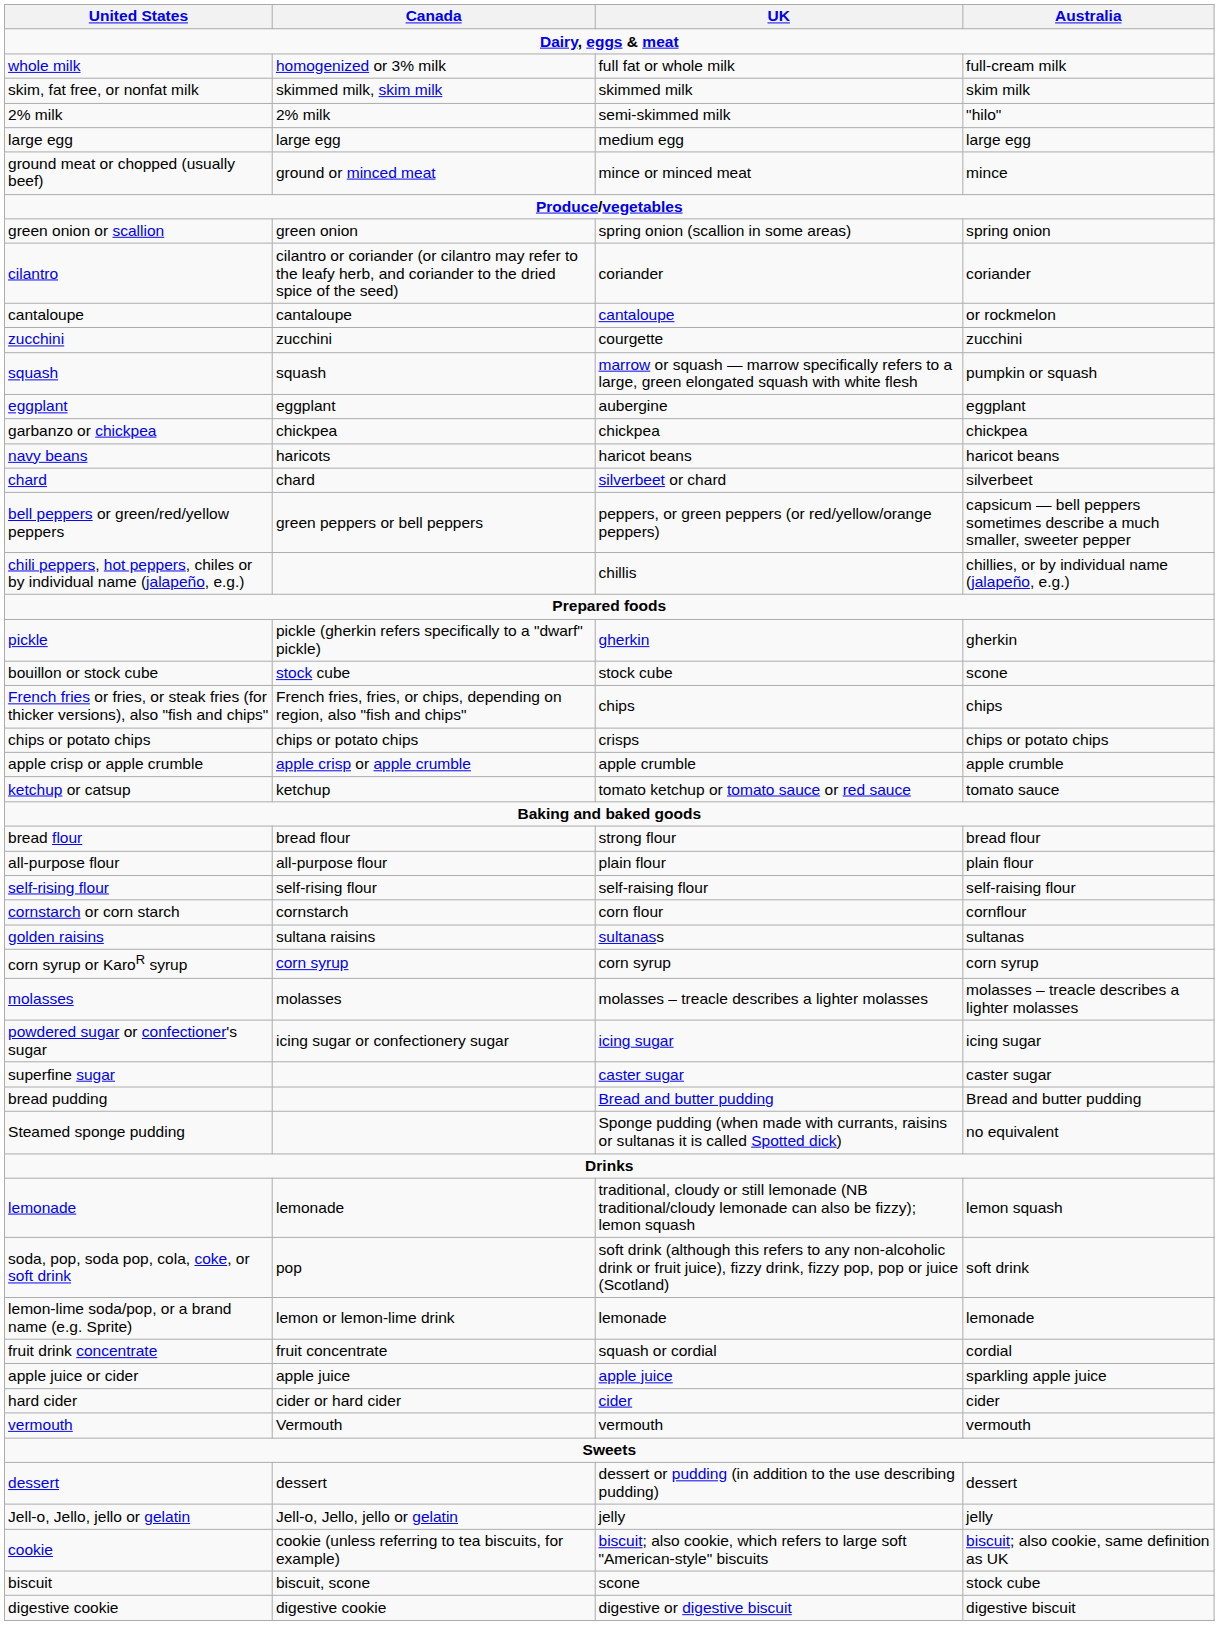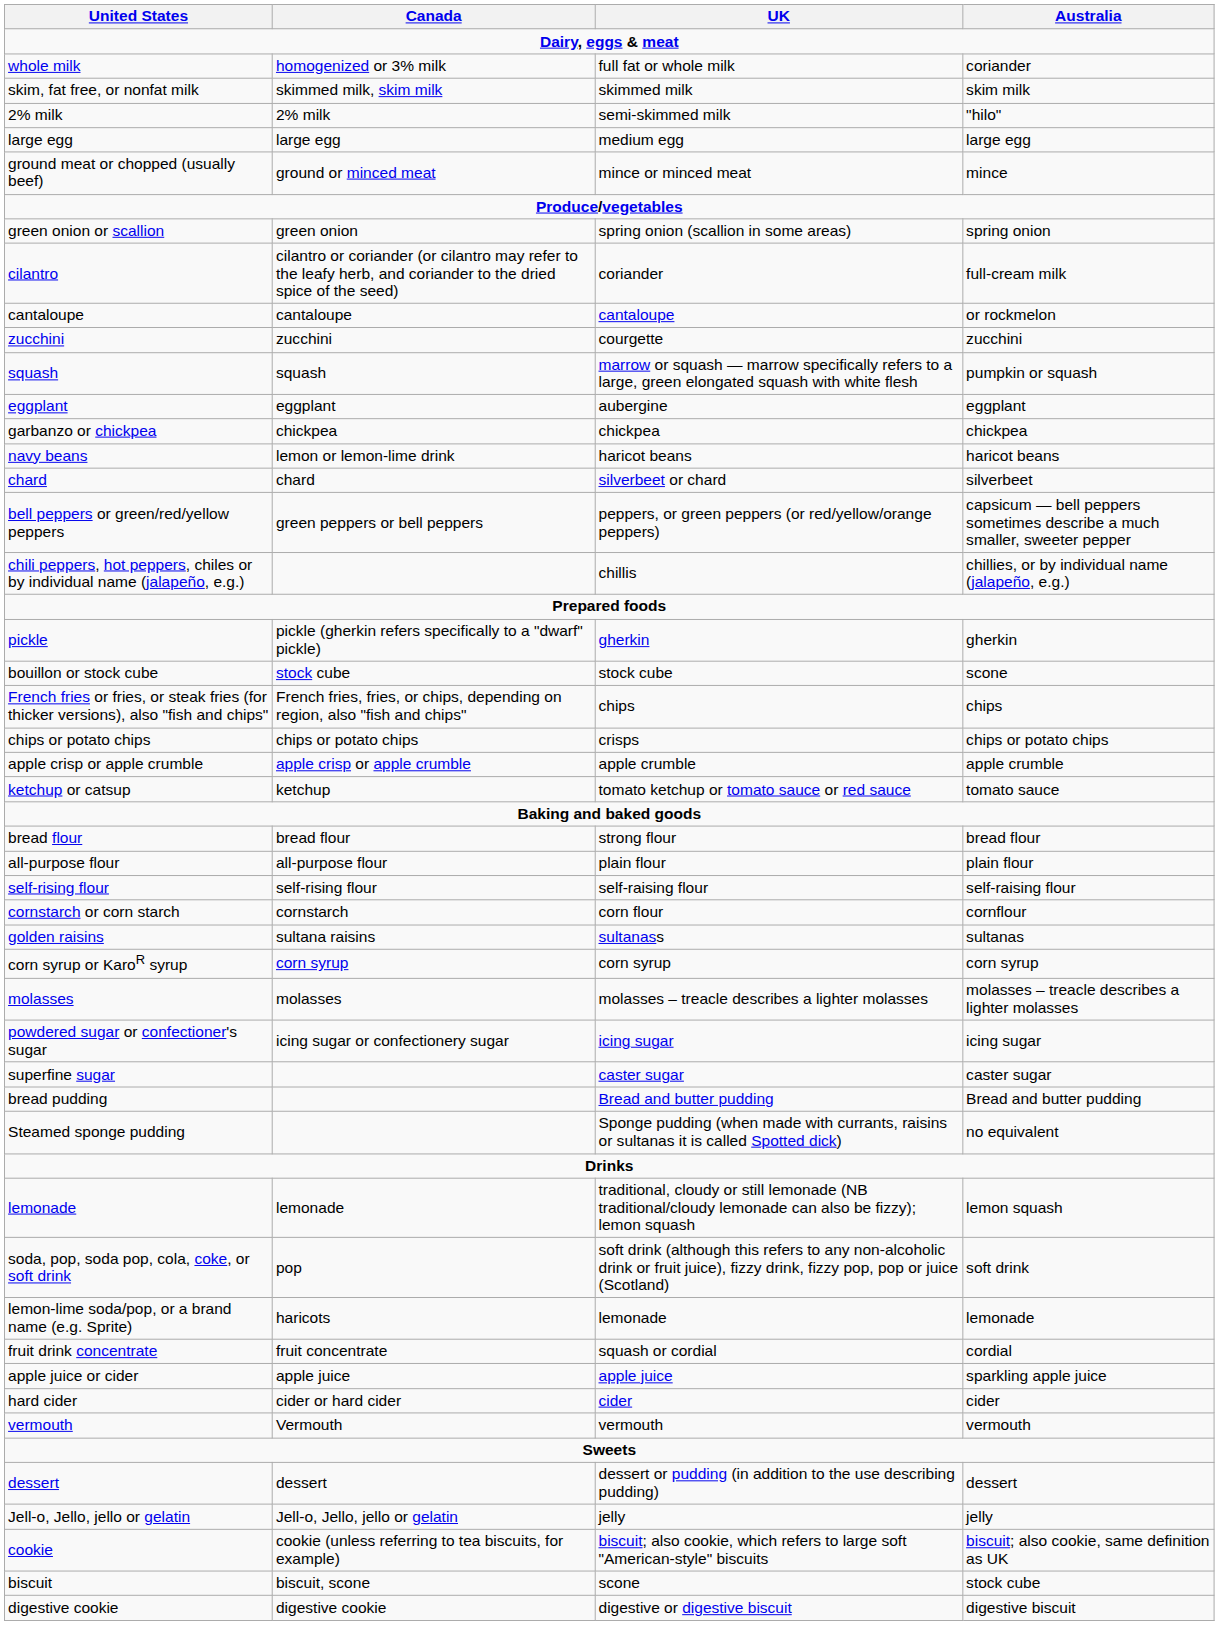(1016, 66) full-cream milk -> (998, 66) coriander
(998, 273) coriander -> (1016, 273) full-cream milk
(303, 455) haricots -> (365, 455) lemon or lemon-lime drink
(365, 1318) lemon or lemon-lime drink -> (303, 1318) haricots
